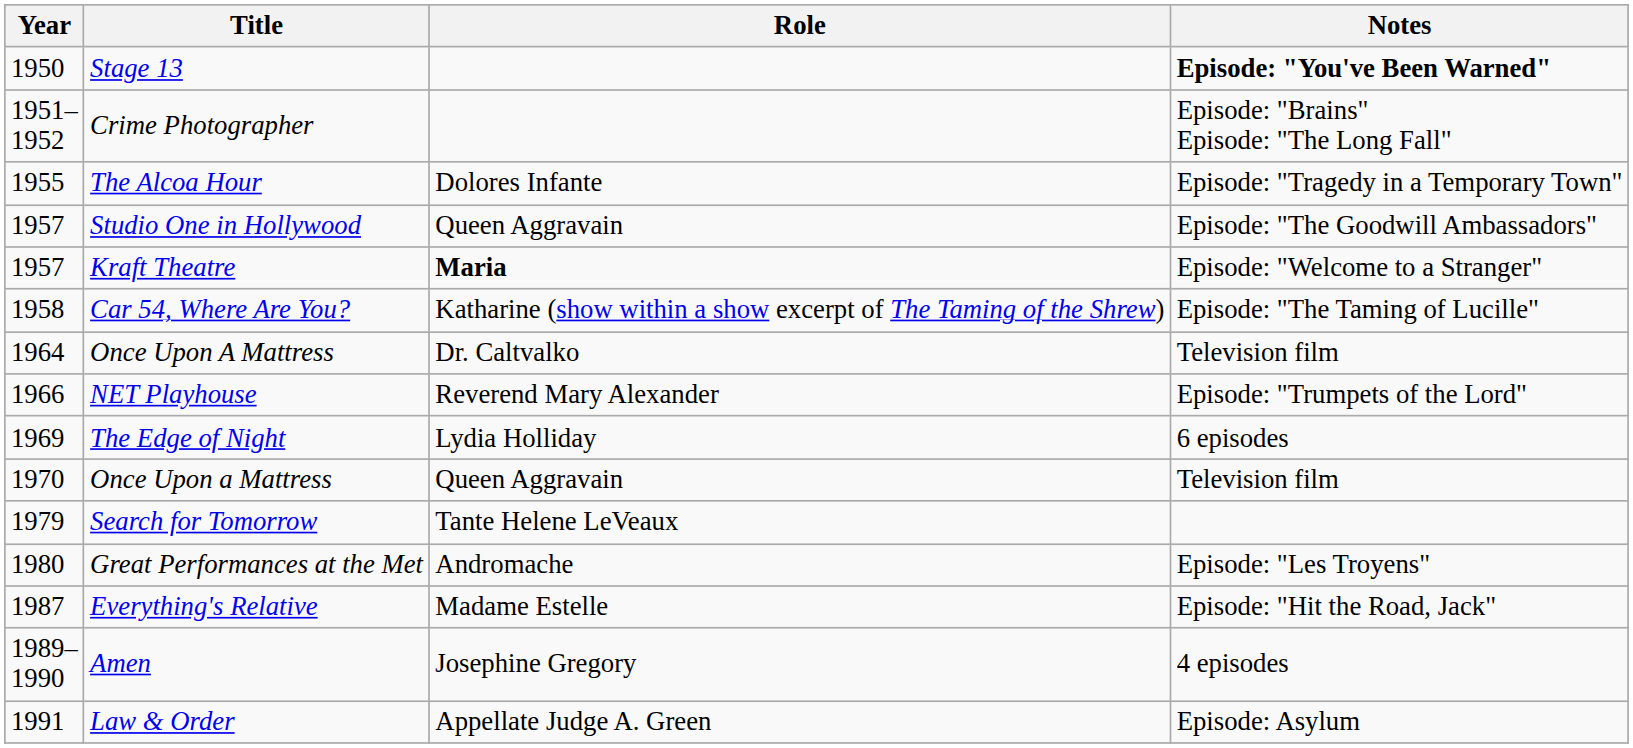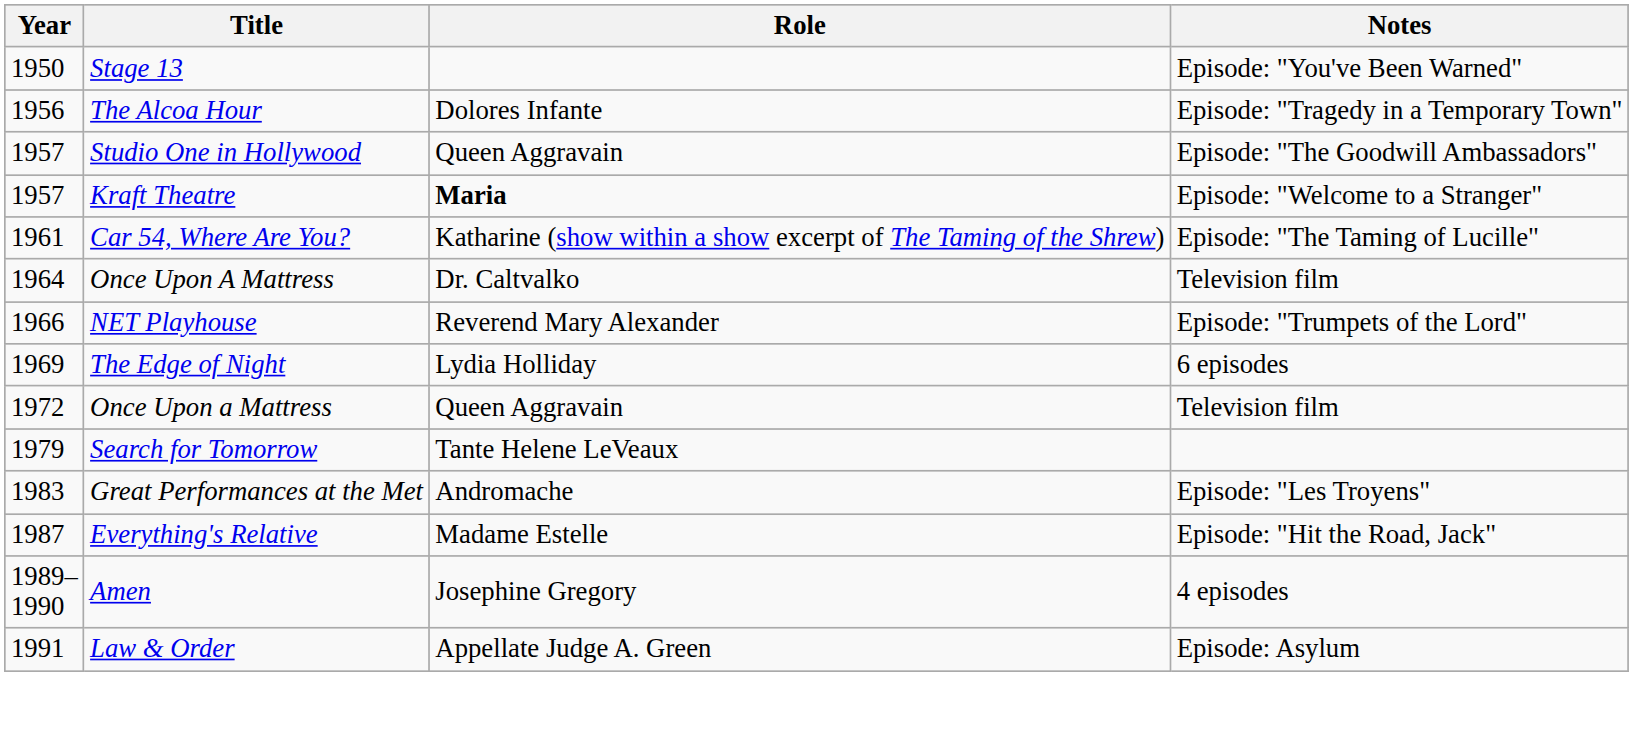(1364, 68) bold -> (1349, 68) normal
- row: (202, 125)
(38, 182) 1955 -> (38, 110) 1956
(38, 310) 1958 -> (38, 237) 1961
(38, 479) 1970 -> (38, 407) 1972
(38, 564) 1980 -> (38, 491) 1983
